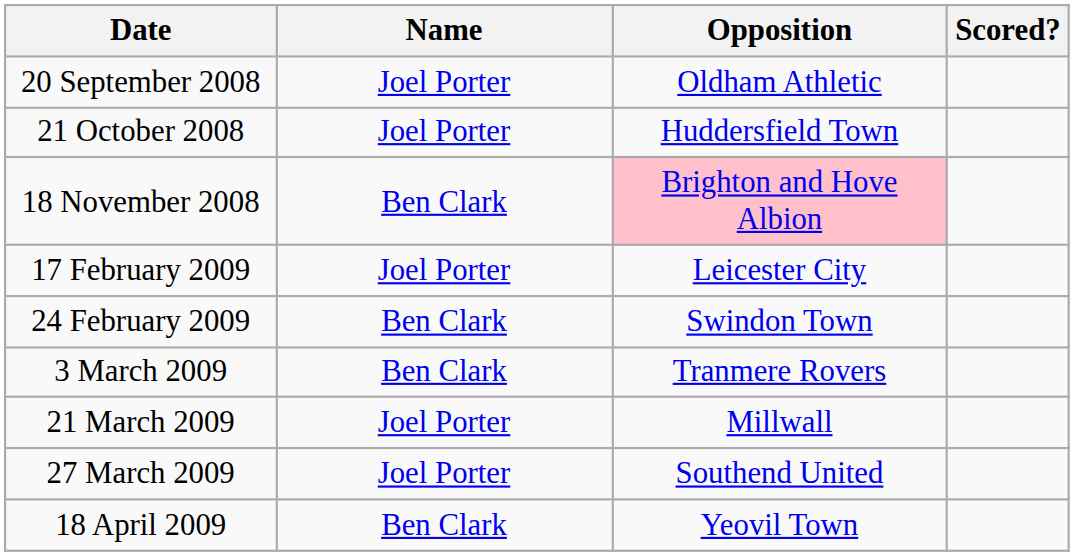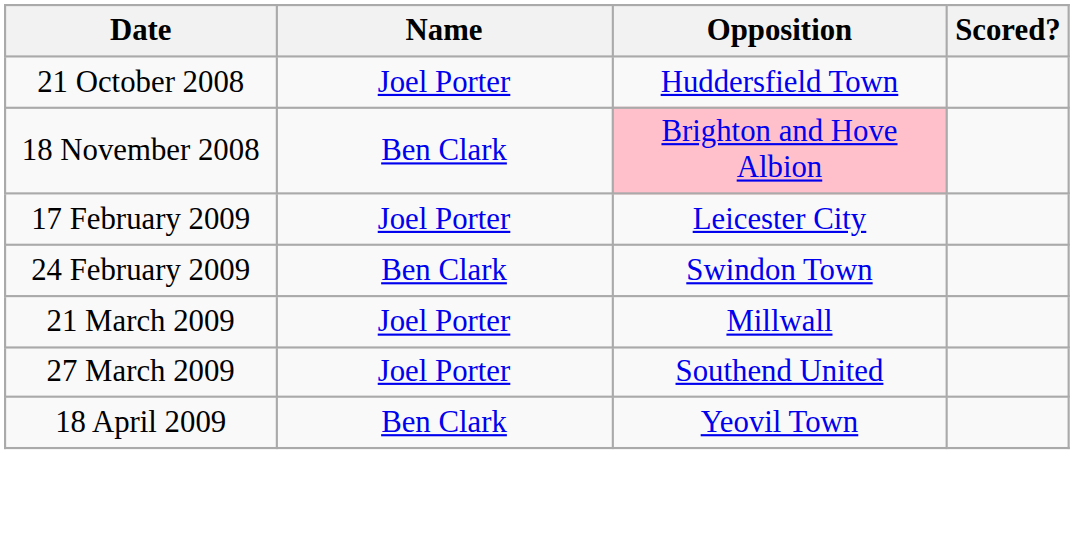- row: (141, 81)
- row: (141, 371)
